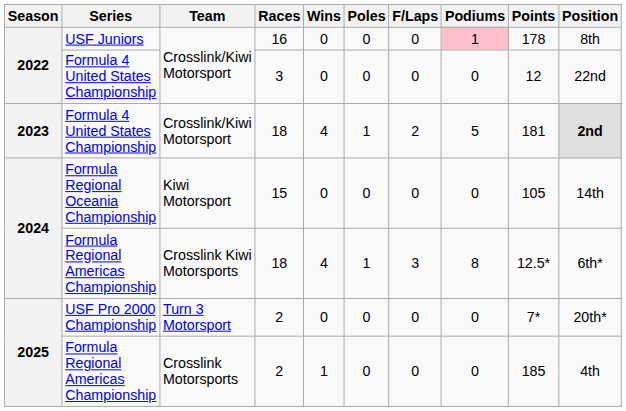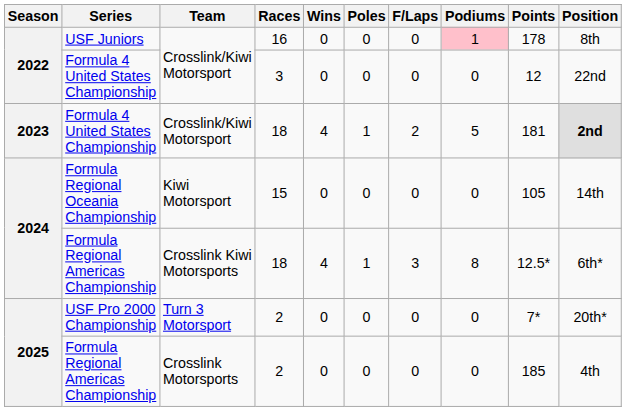(324, 372) 1 -> (324, 372) 0
